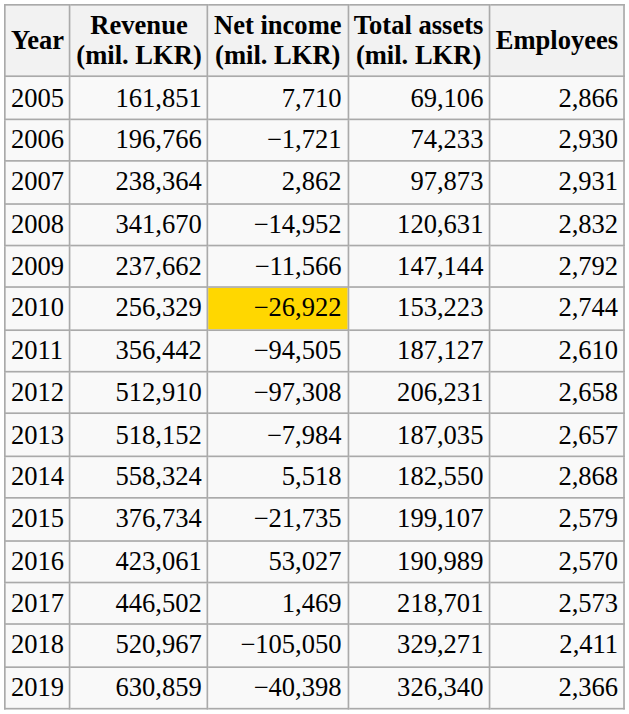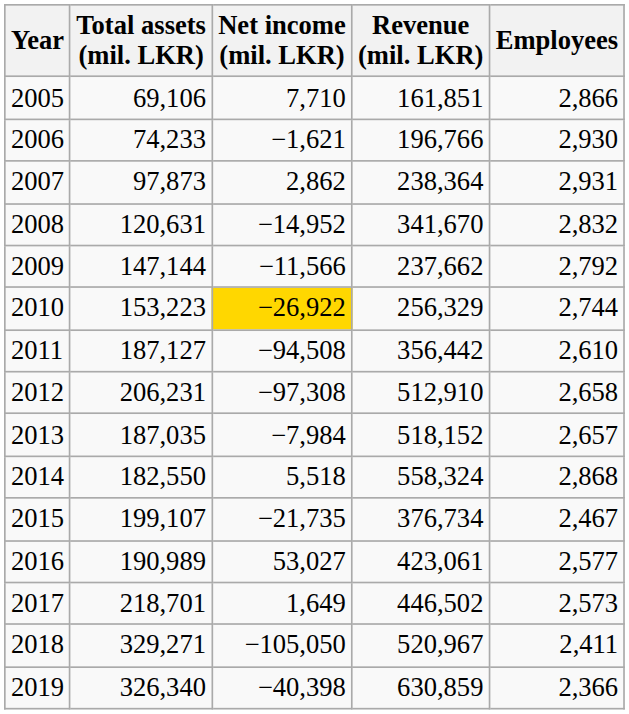columns swapped: (139, 40) <-> (419, 40)
(304, 139) −1,721 -> (308, 139) −1,621
(298, 350) −94,505 -> (302, 350) −94,508
(588, 518) 2,579 -> (588, 518) 2,467
(588, 560) 2,570 -> (588, 560) 2,577
(312, 603) 1,469 -> (316, 603) 1,649
